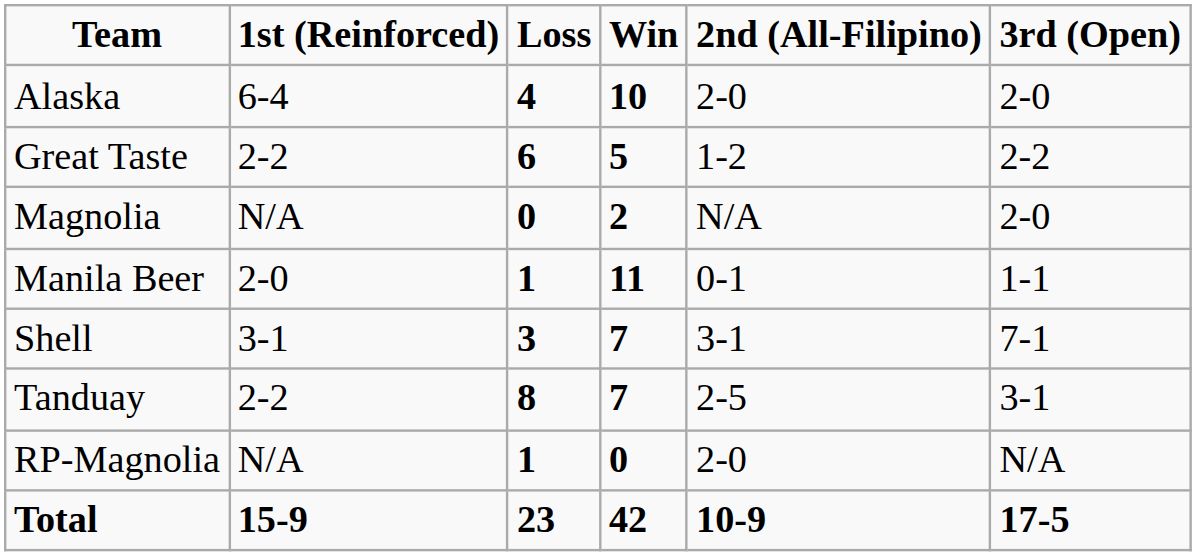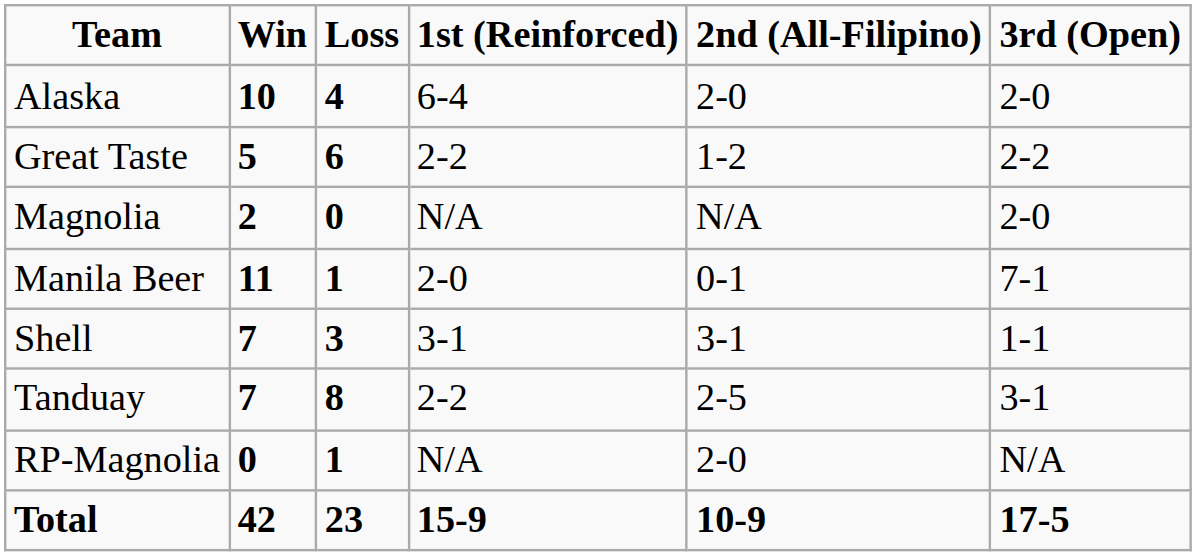columns swapped: (644, 34) <-> (368, 34)
(1025, 277) 1-1 -> (1025, 277) 7-1
(1025, 338) 7-1 -> (1025, 338) 1-1
